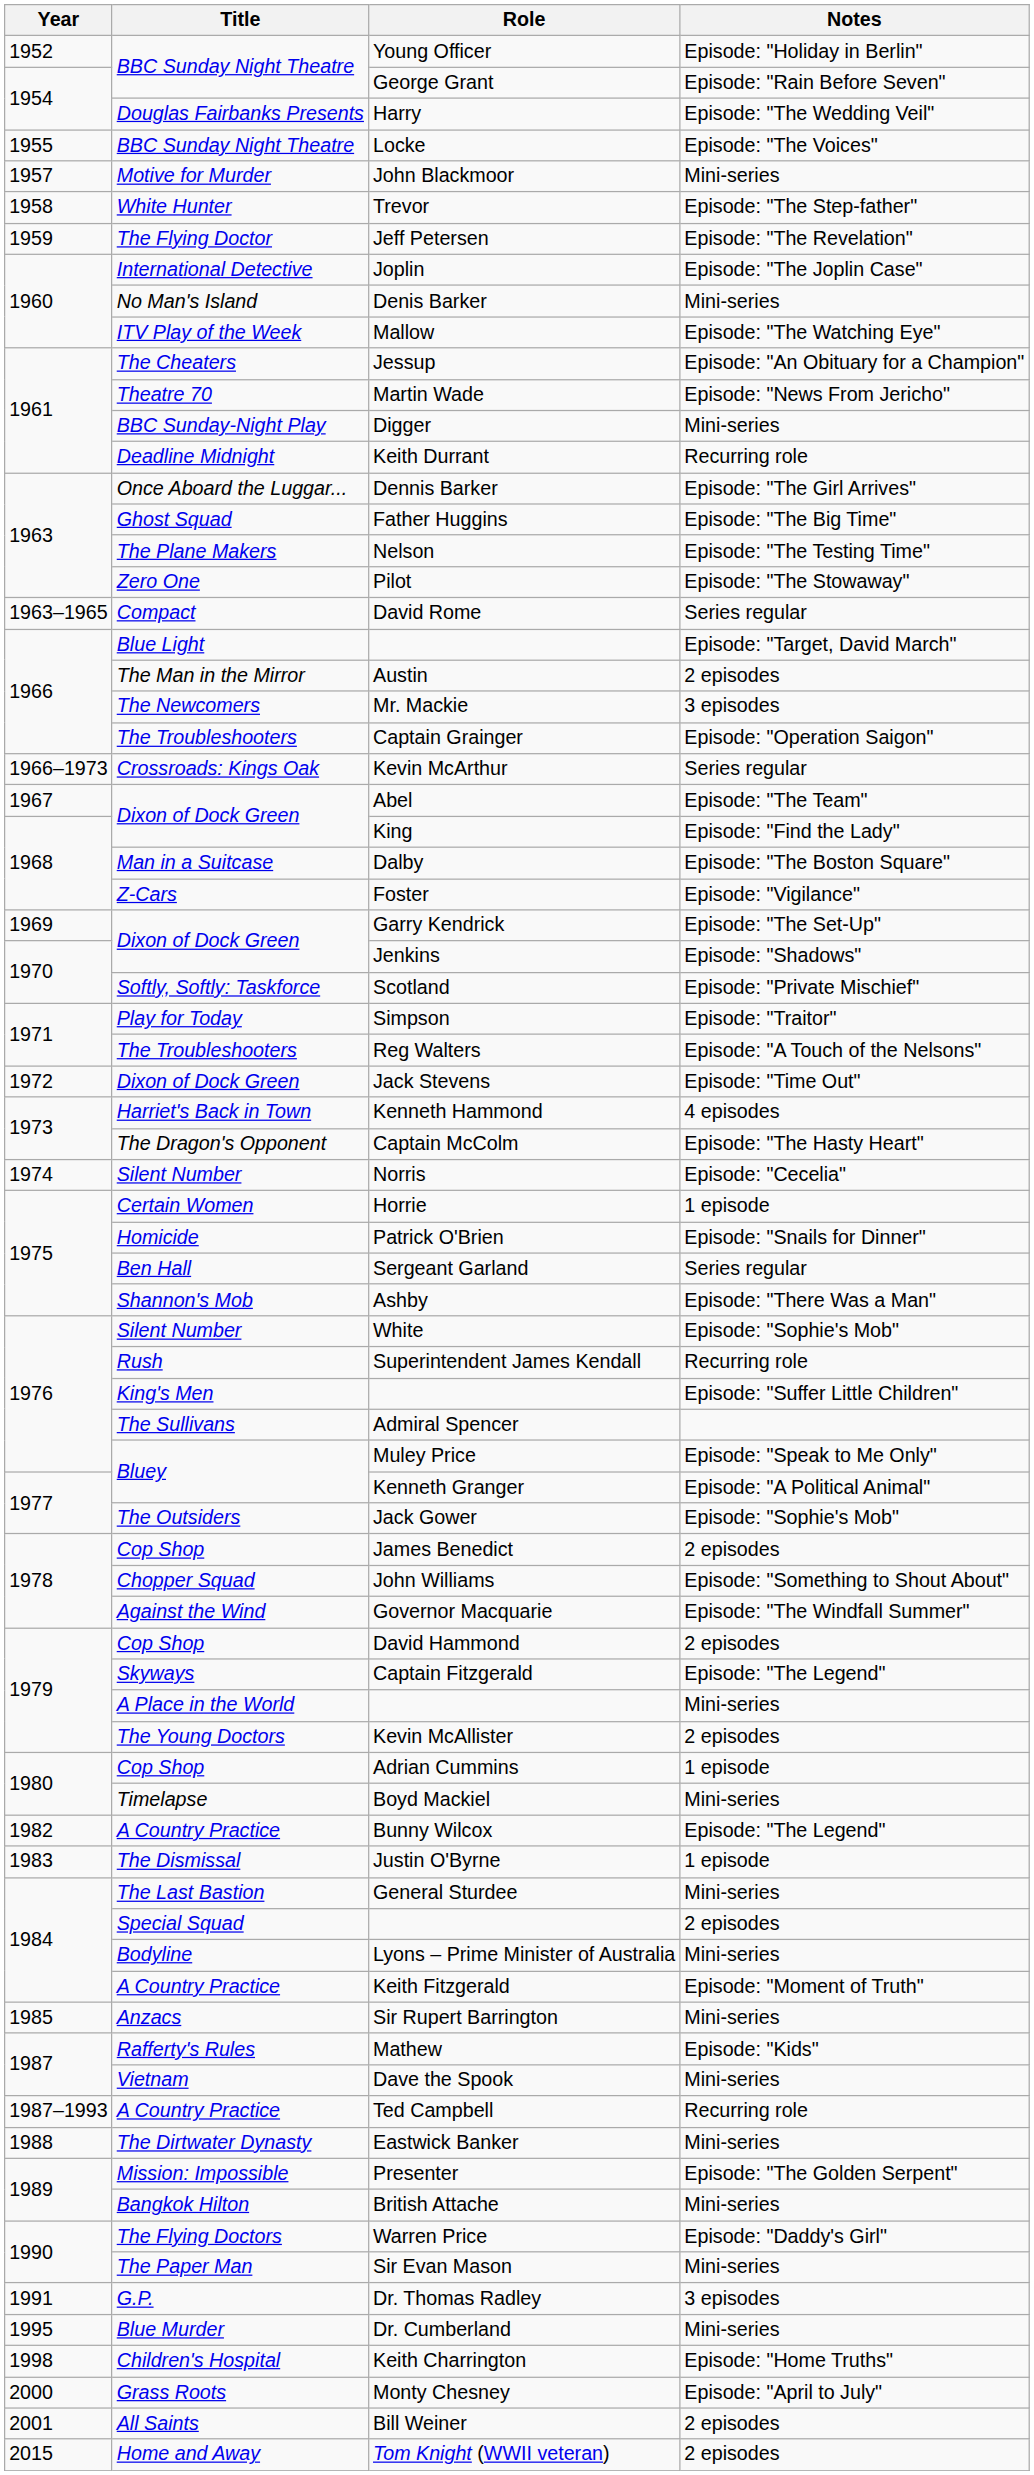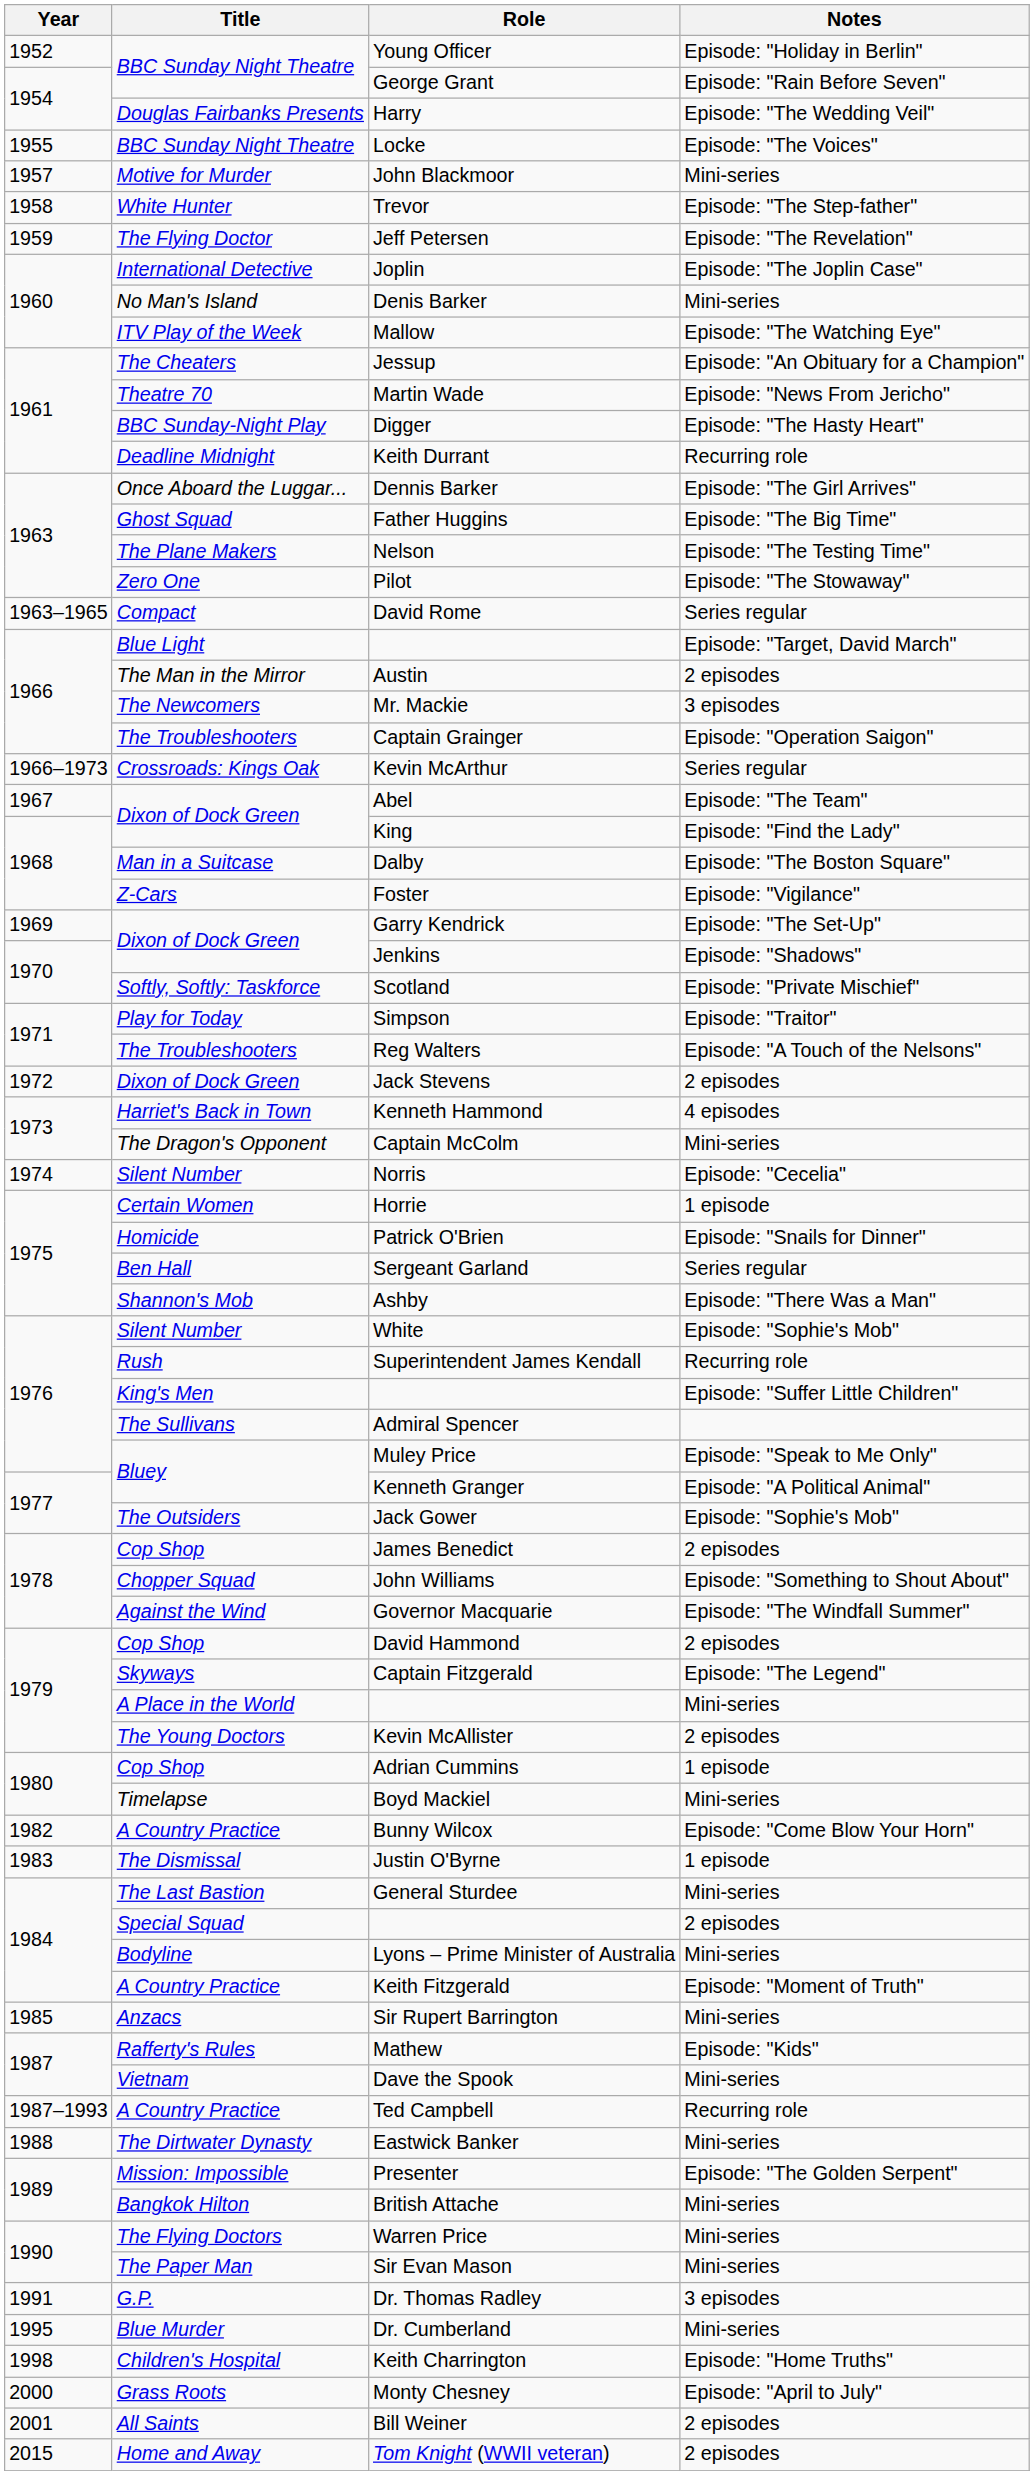(732, 425) Mini-series -> (804, 425) Episode: "The Hasty Heart"
(772, 1081) Episode: "Time Out" -> (732, 1081) 2 episodes
(804, 1143) Episode: "The Hasty Heart" -> (732, 1143) Mini-series
(785, 1830) Episode: "The Legend" -> (829, 1830) Episode: "Come Blow Your Horn"
(786, 2236) Episode: "Daddy's Girl" -> (732, 2236) Mini-series
